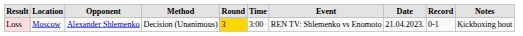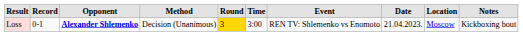columns swapped: (441, 10) <-> (48, 10)
(103, 24) normal -> (100, 24) bold
